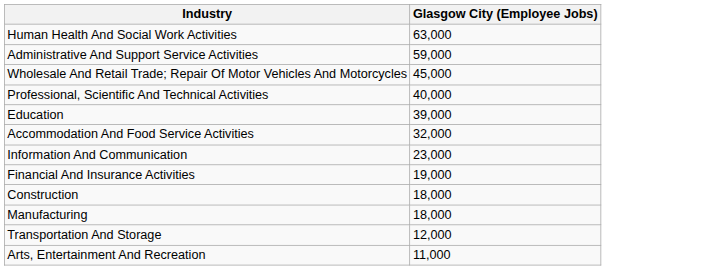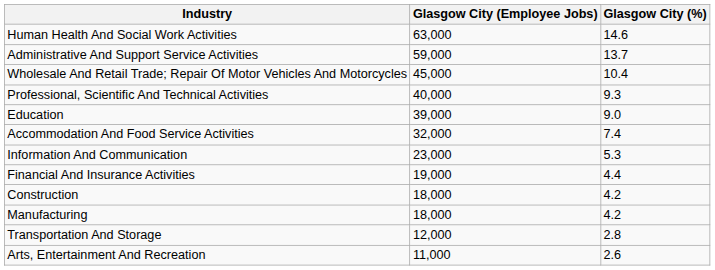+ column: (655, 14)
